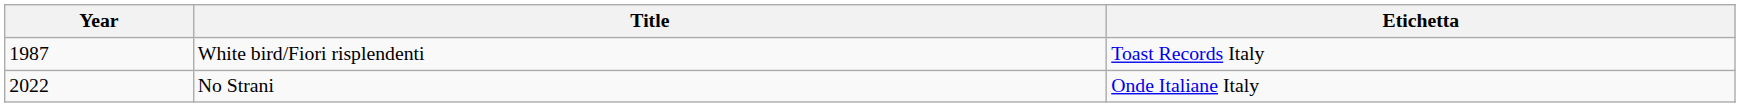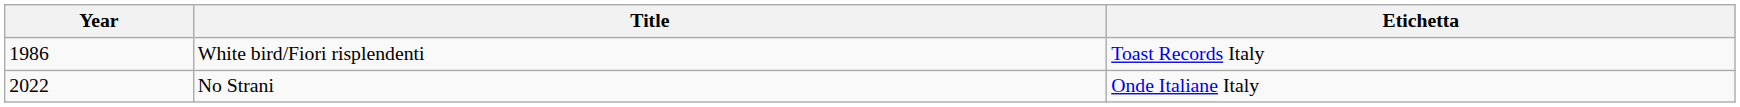(29, 53) 1987 -> (29, 53) 1986
